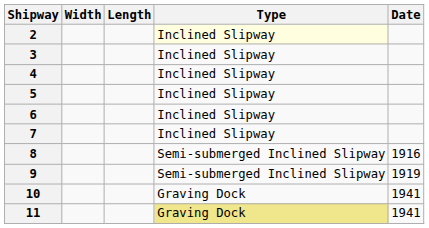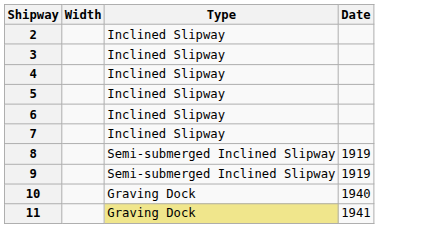- column: (129, 14)
(216, 34) lightyellow background -> (166, 34) no background
(406, 154) 1916 -> (356, 154) 1919
(406, 194) 1941 -> (356, 194) 1940
